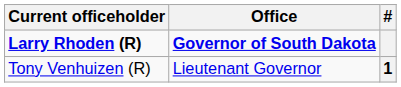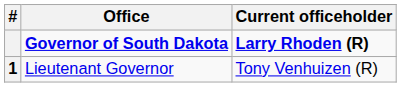columns swapped: (388, 17) <-> (87, 17)
